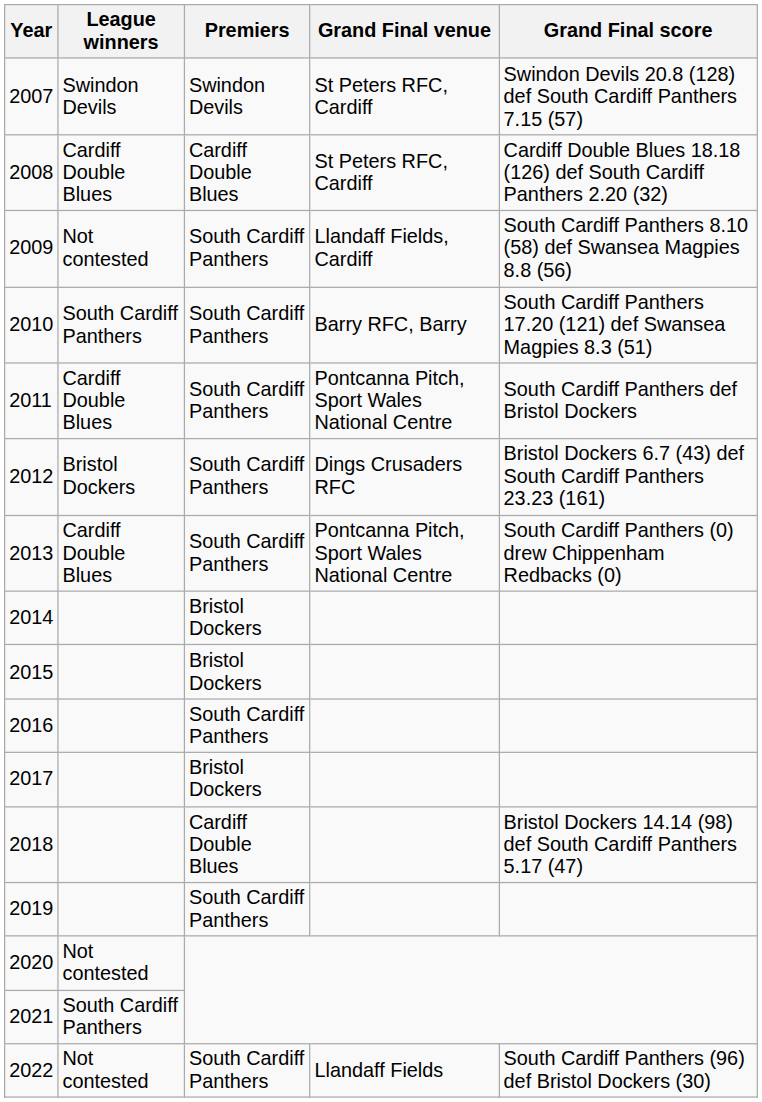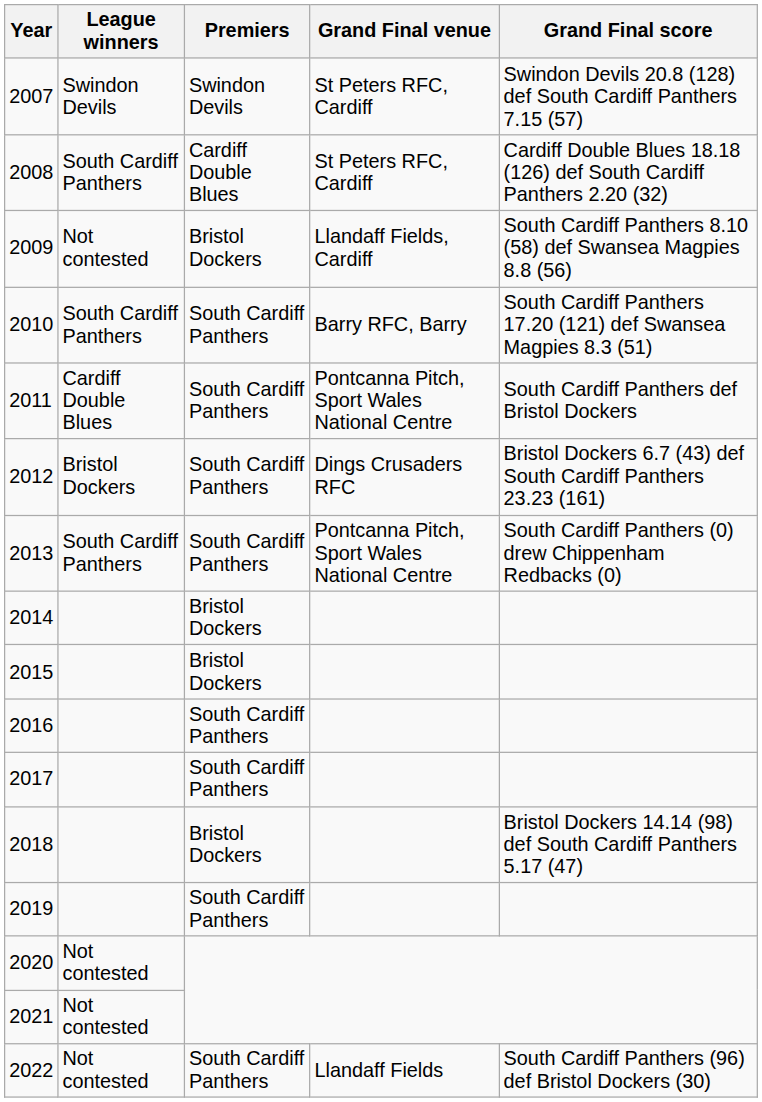(94, 172) Cardiff Double Blues -> (120, 172) South Cardiff Panthers
(247, 248) South Cardiff Panthers -> (225, 248) Bristol Dockers
(94, 552) Cardiff Double Blues -> (120, 552) South Cardiff Panthers
(225, 779) Bristol Dockers -> (247, 779) South Cardiff Panthers
(220, 844) Cardiff Double Blues -> (225, 844) Bristol Dockers
(120, 1016) South Cardiff Panthers -> (105, 1016) Not contested
